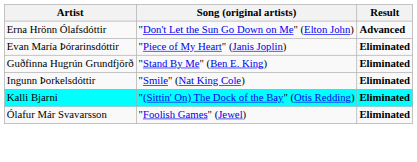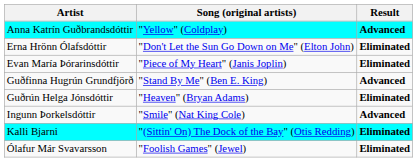+ row: (70, 30)
(382, 30) Advanced -> (385, 47) Eliminated
(385, 64) Eliminated -> (382, 81) Advanced
+ row: (60, 98)
(385, 81) Eliminated -> (382, 115) Advanced
